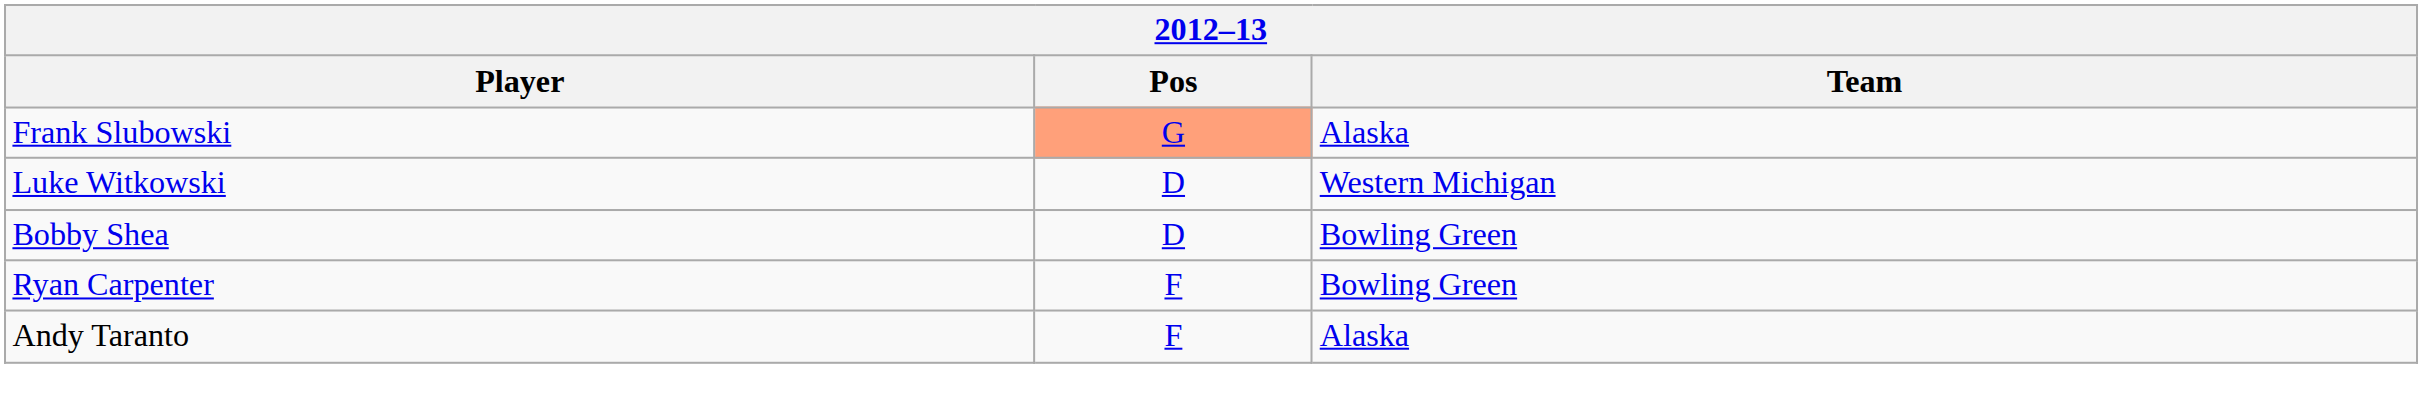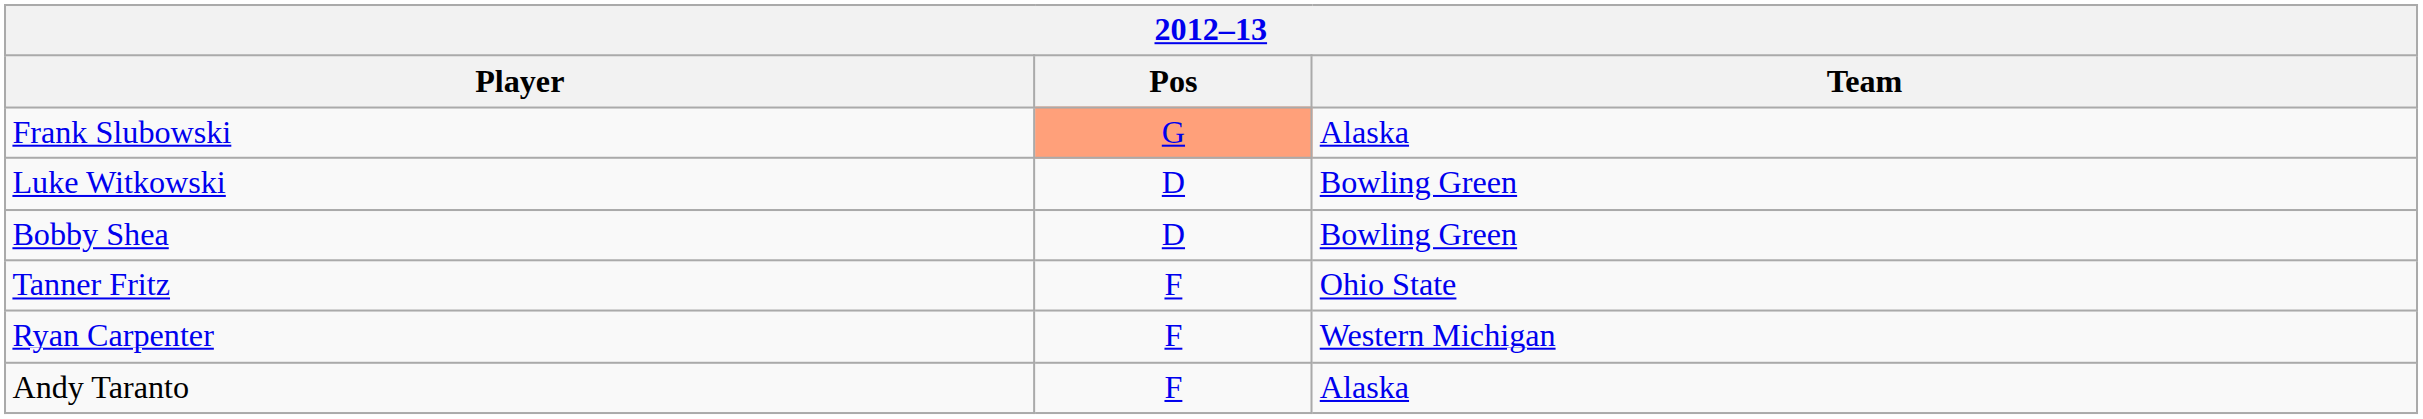(1438, 183) Western Michigan -> (1418, 183) Bowling Green
+ row: (91, 285)
(1418, 285) Bowling Green -> (1438, 336) Western Michigan
